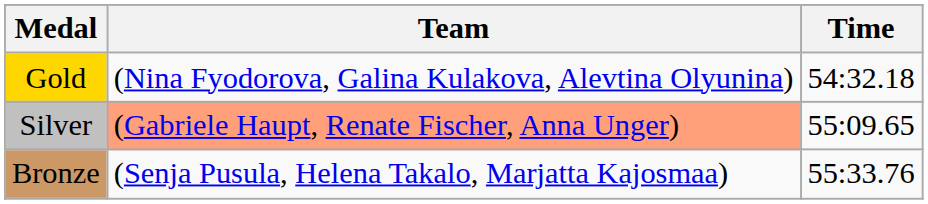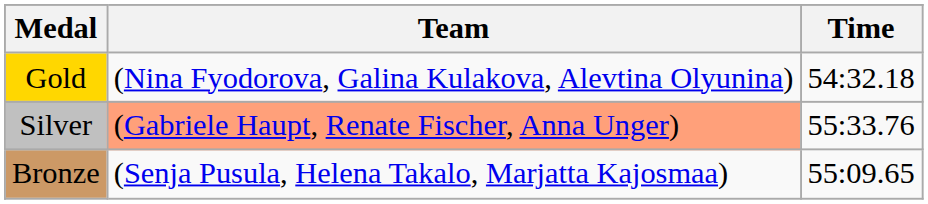(861, 125) 55:09.65 -> (861, 125) 55:33.76
(861, 173) 55:33.76 -> (861, 173) 55:09.65
